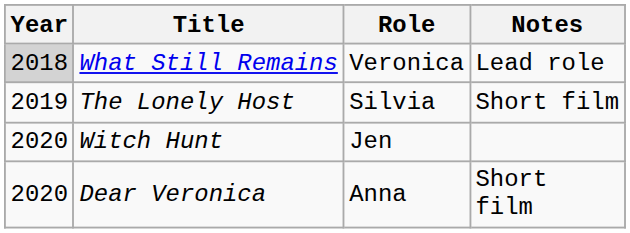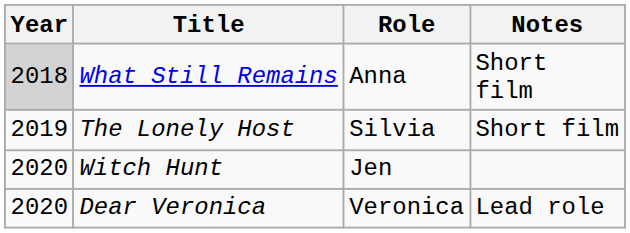(407, 63) Veronica -> (378, 77) Anna
(540, 63) Lead role -> (511, 77) Short film
(378, 194) Anna -> (407, 208) Veronica
(511, 194) Short film -> (540, 208) Lead role
